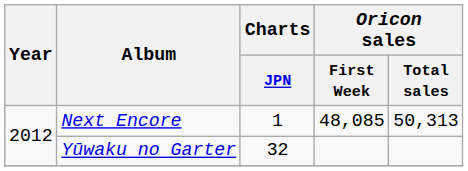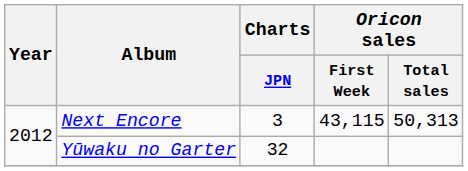(278, 121) 1 -> (278, 121) 3
(352, 121) 48,085 -> (352, 121) 43,115
